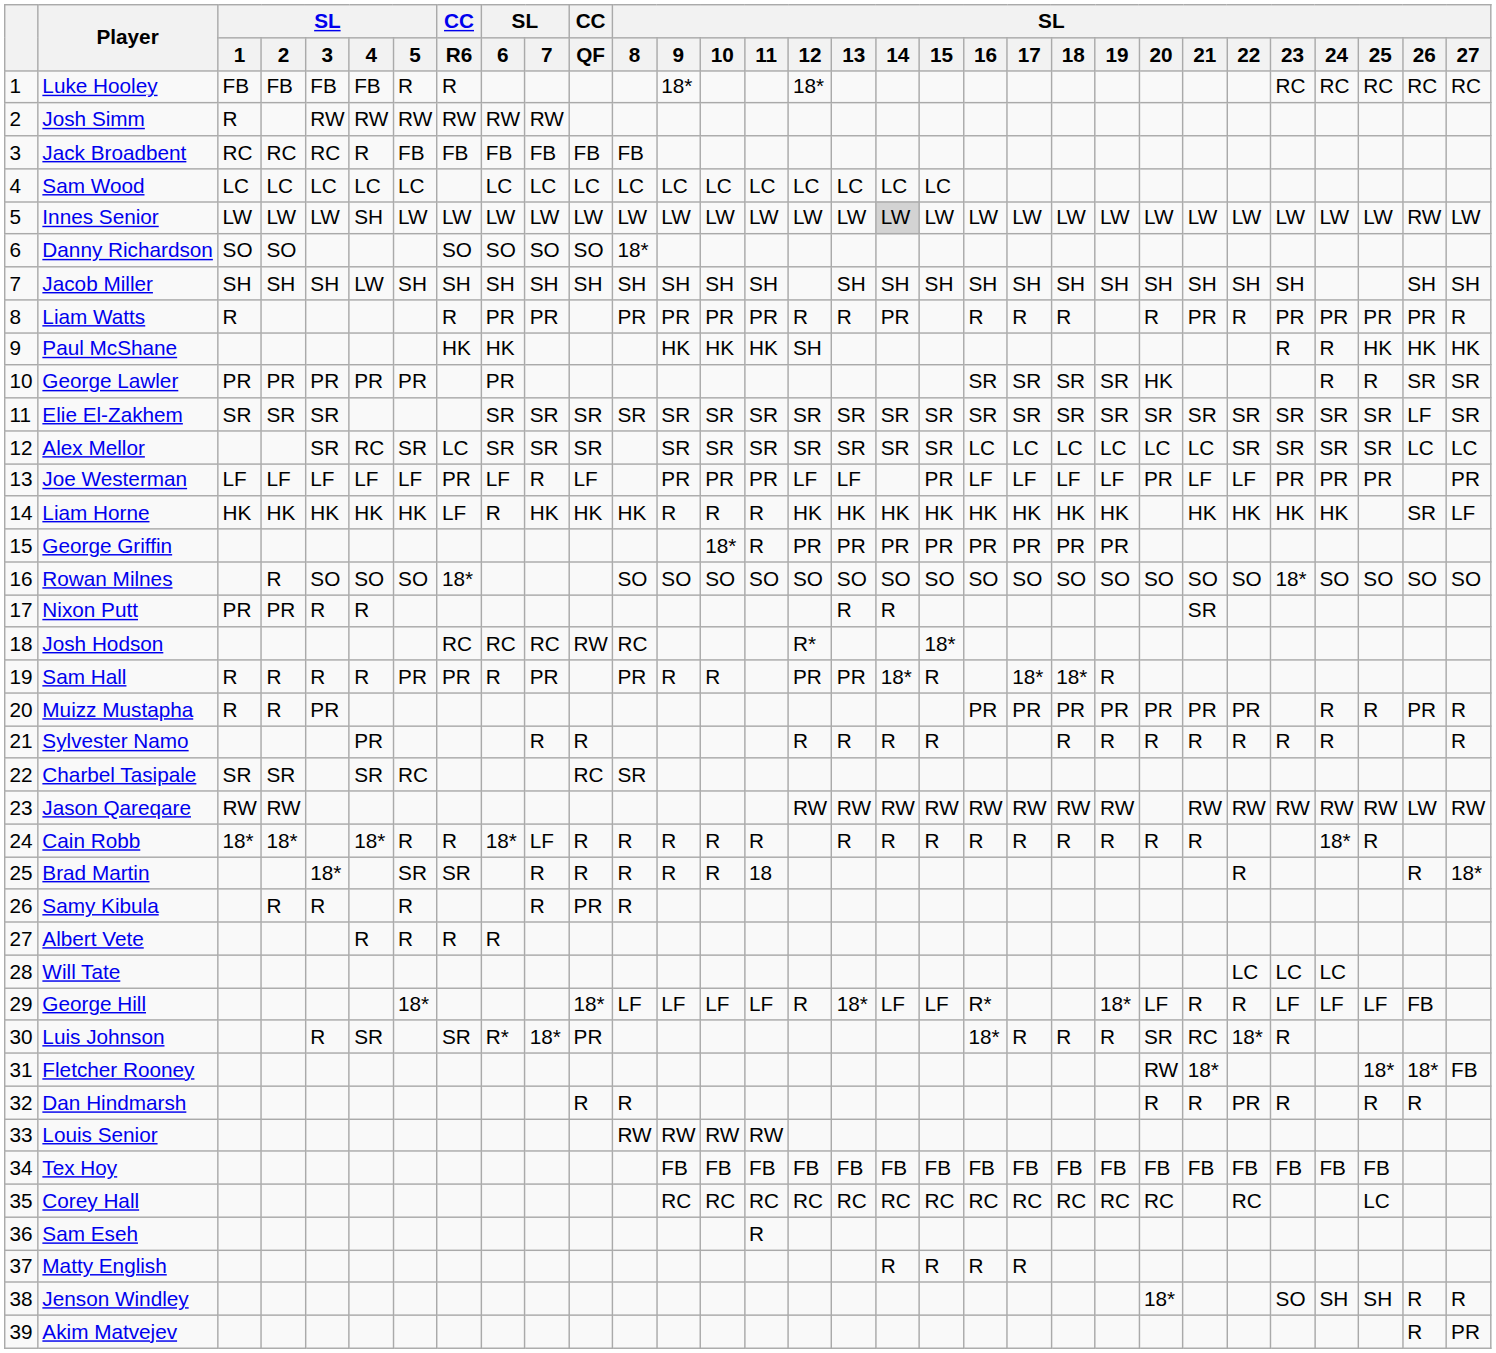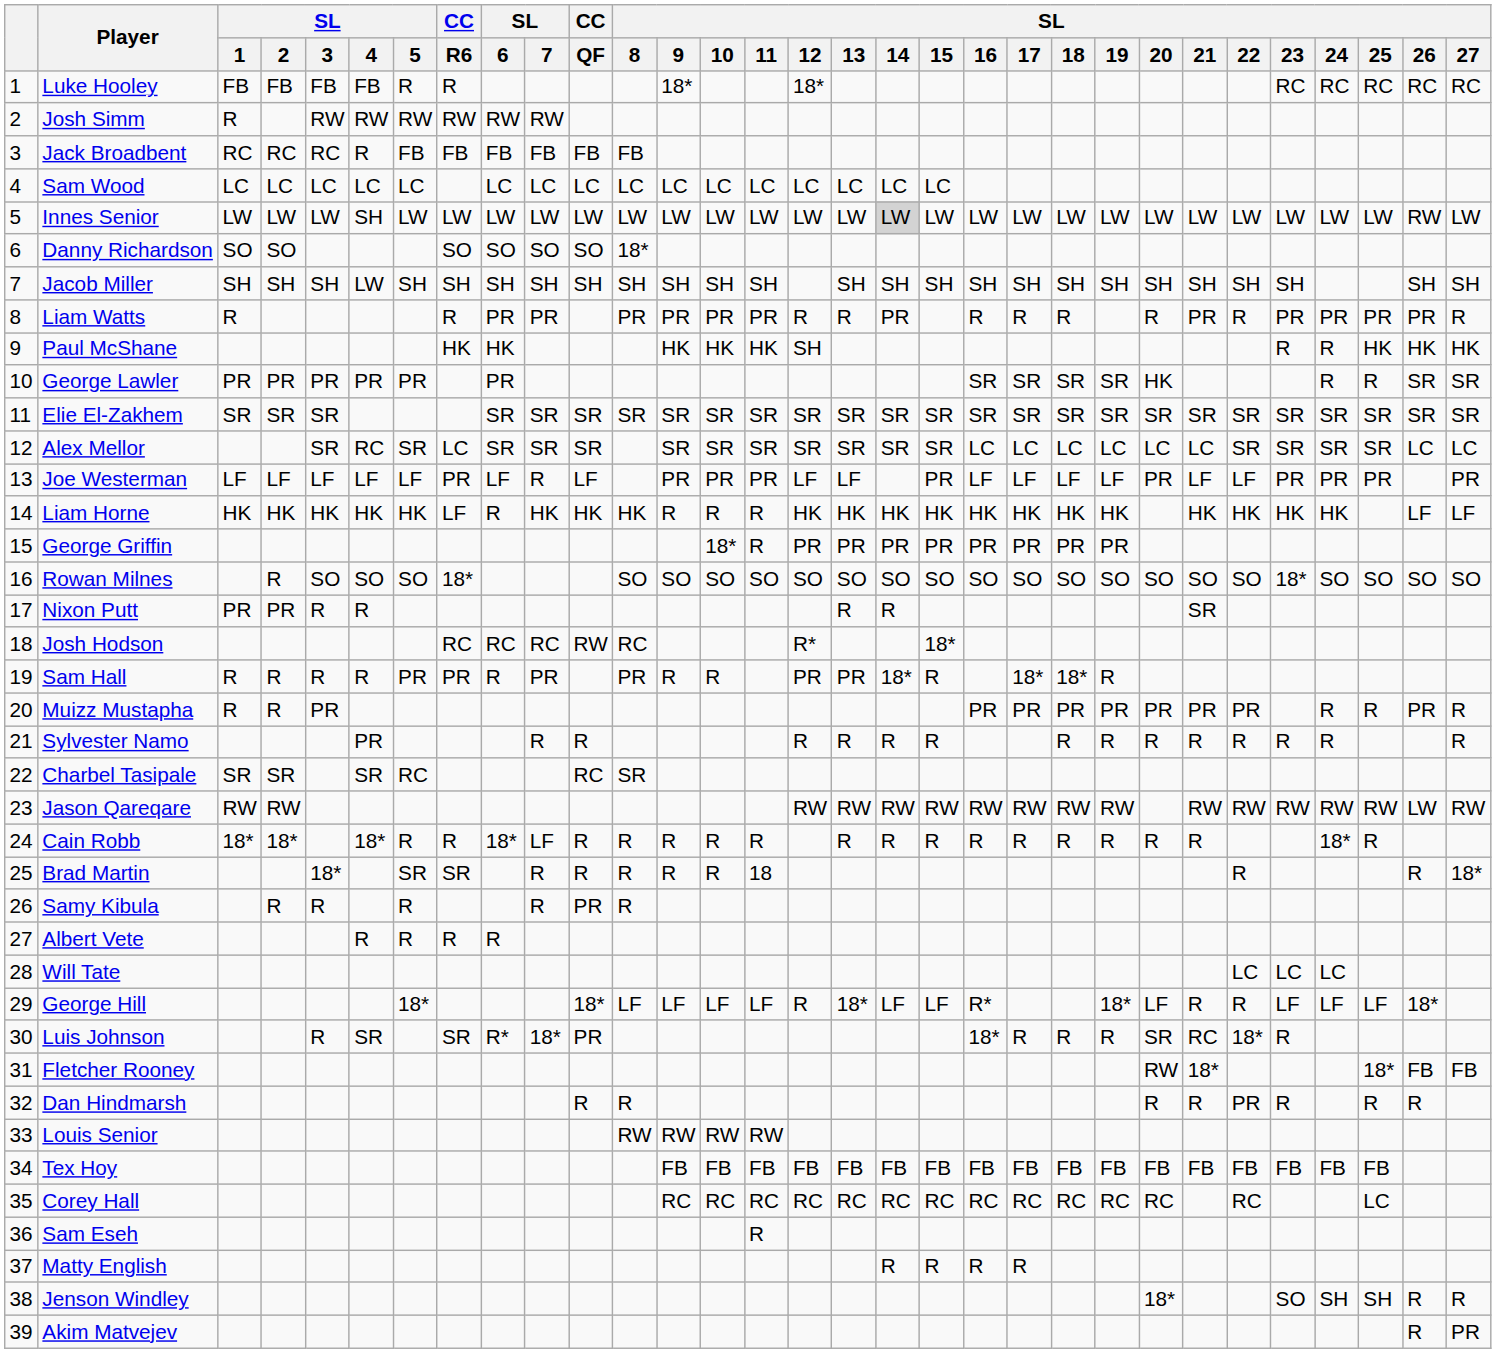(1419, 415) LF -> (1422, 415) SR
(1422, 513) SR -> (1419, 513) LF
(1420, 1004) FB -> (1423, 1004) 18*
(1423, 1070) 18* -> (1420, 1070) FB
